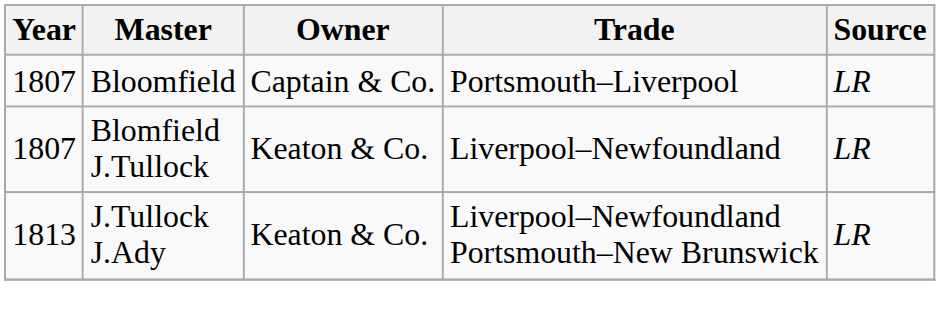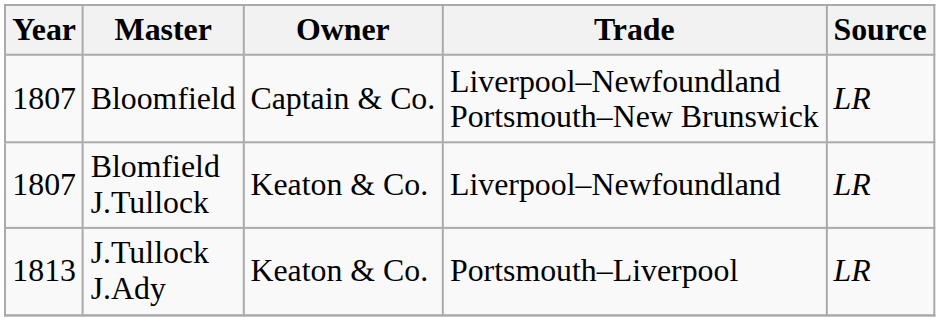(594, 80) Portsmouth–Liverpool -> (634, 98) Liverpool–Newfoundland Portsmouth–New Brunswick
(634, 234) Liverpool–Newfoundland Portsmouth–New Brunswick -> (594, 270) Portsmouth–Liverpool
